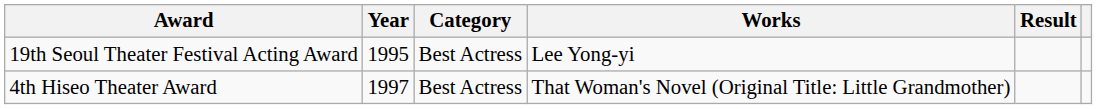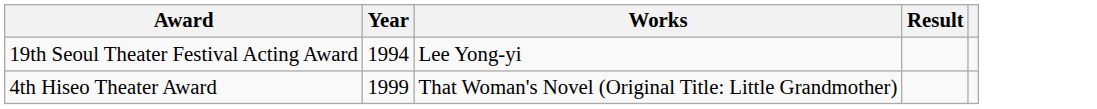- column: (470, 20)
(388, 53) 1995 -> (388, 53) 1994
(388, 86) 1997 -> (388, 86) 1999
